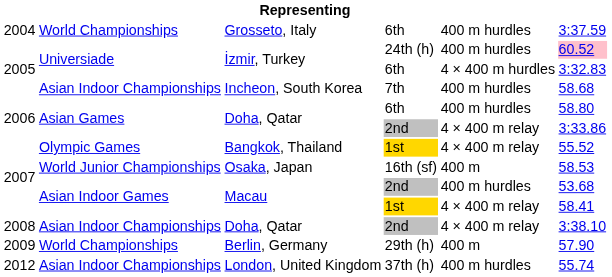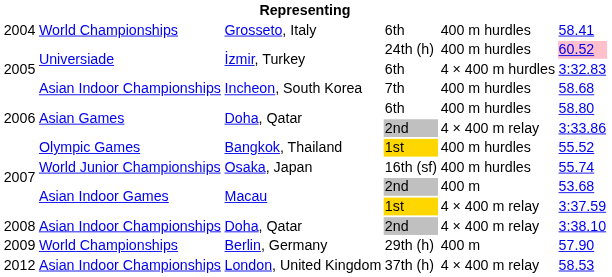(582, 30) 3:37.59 -> (576, 30) 58.41
(490, 147) 4 × 400 m relay -> (486, 147) 400 m hurdles
(460, 167) 400 m -> (486, 167) 400 m hurdles
(576, 167) 58.53 -> (576, 167) 55.74
(486, 186) 400 m hurdles -> (460, 186) 400 m
(576, 206) 58.41 -> (582, 206) 3:37.59
(486, 265) 400 m hurdles -> (490, 265) 4 × 400 m relay
(576, 265) 55.74 -> (576, 265) 58.53
